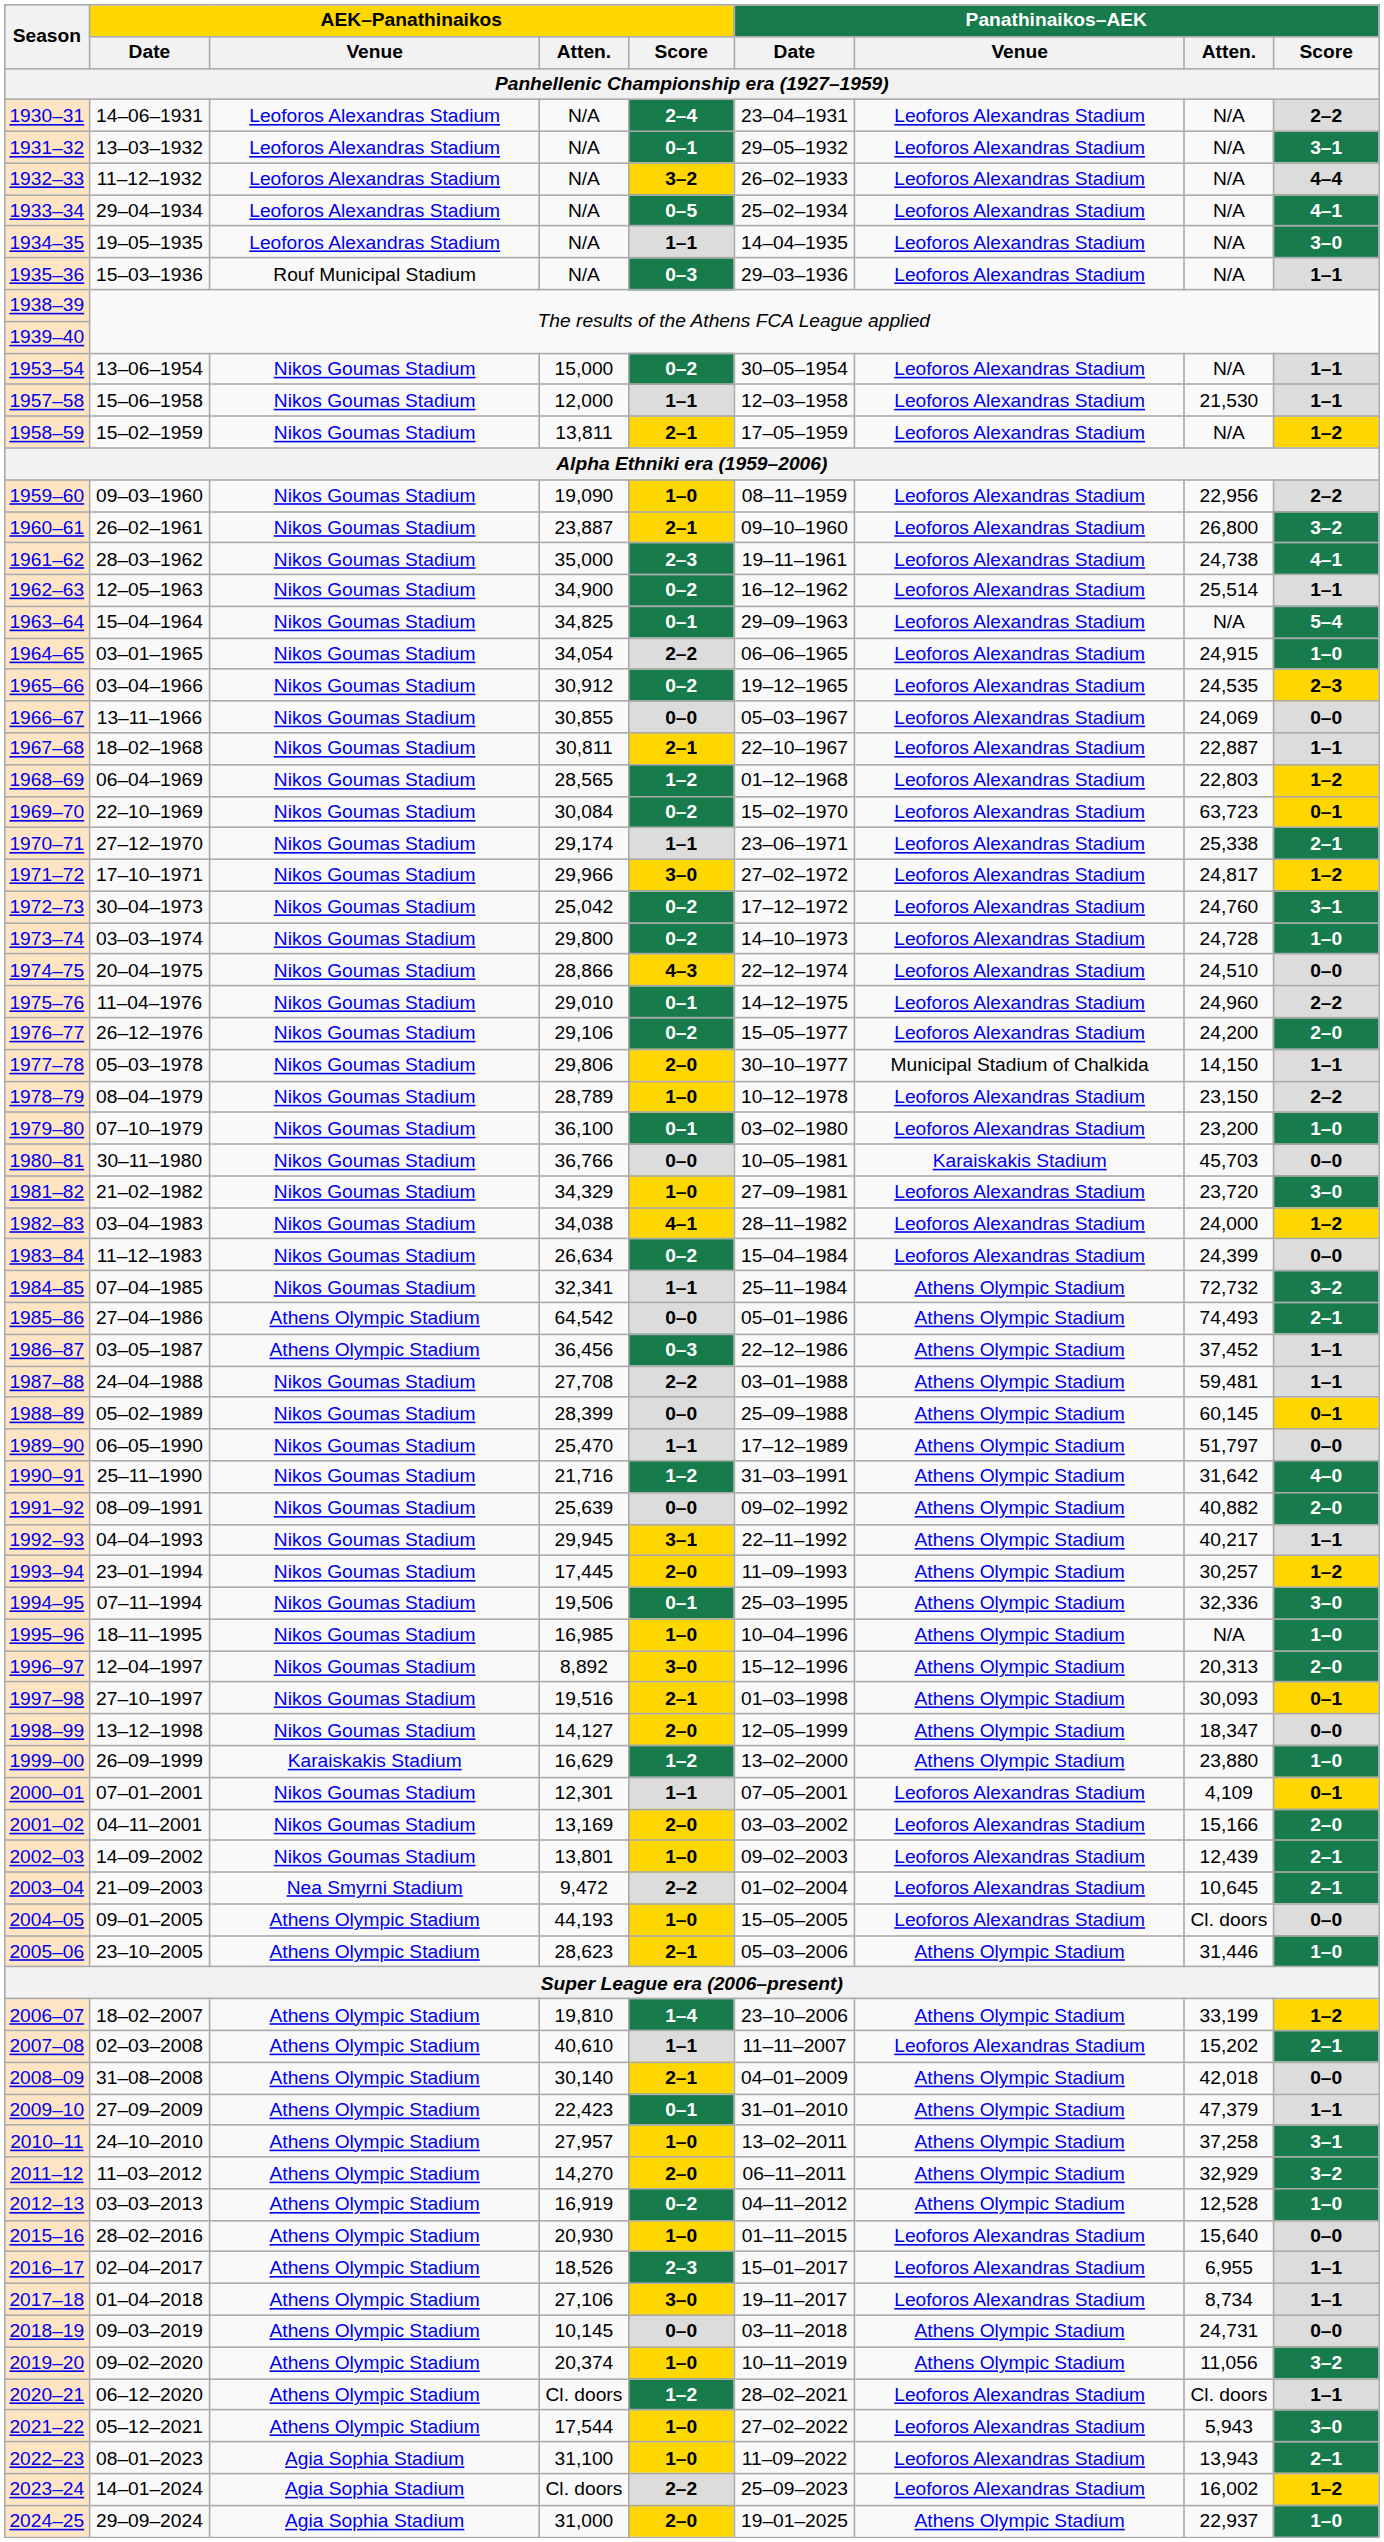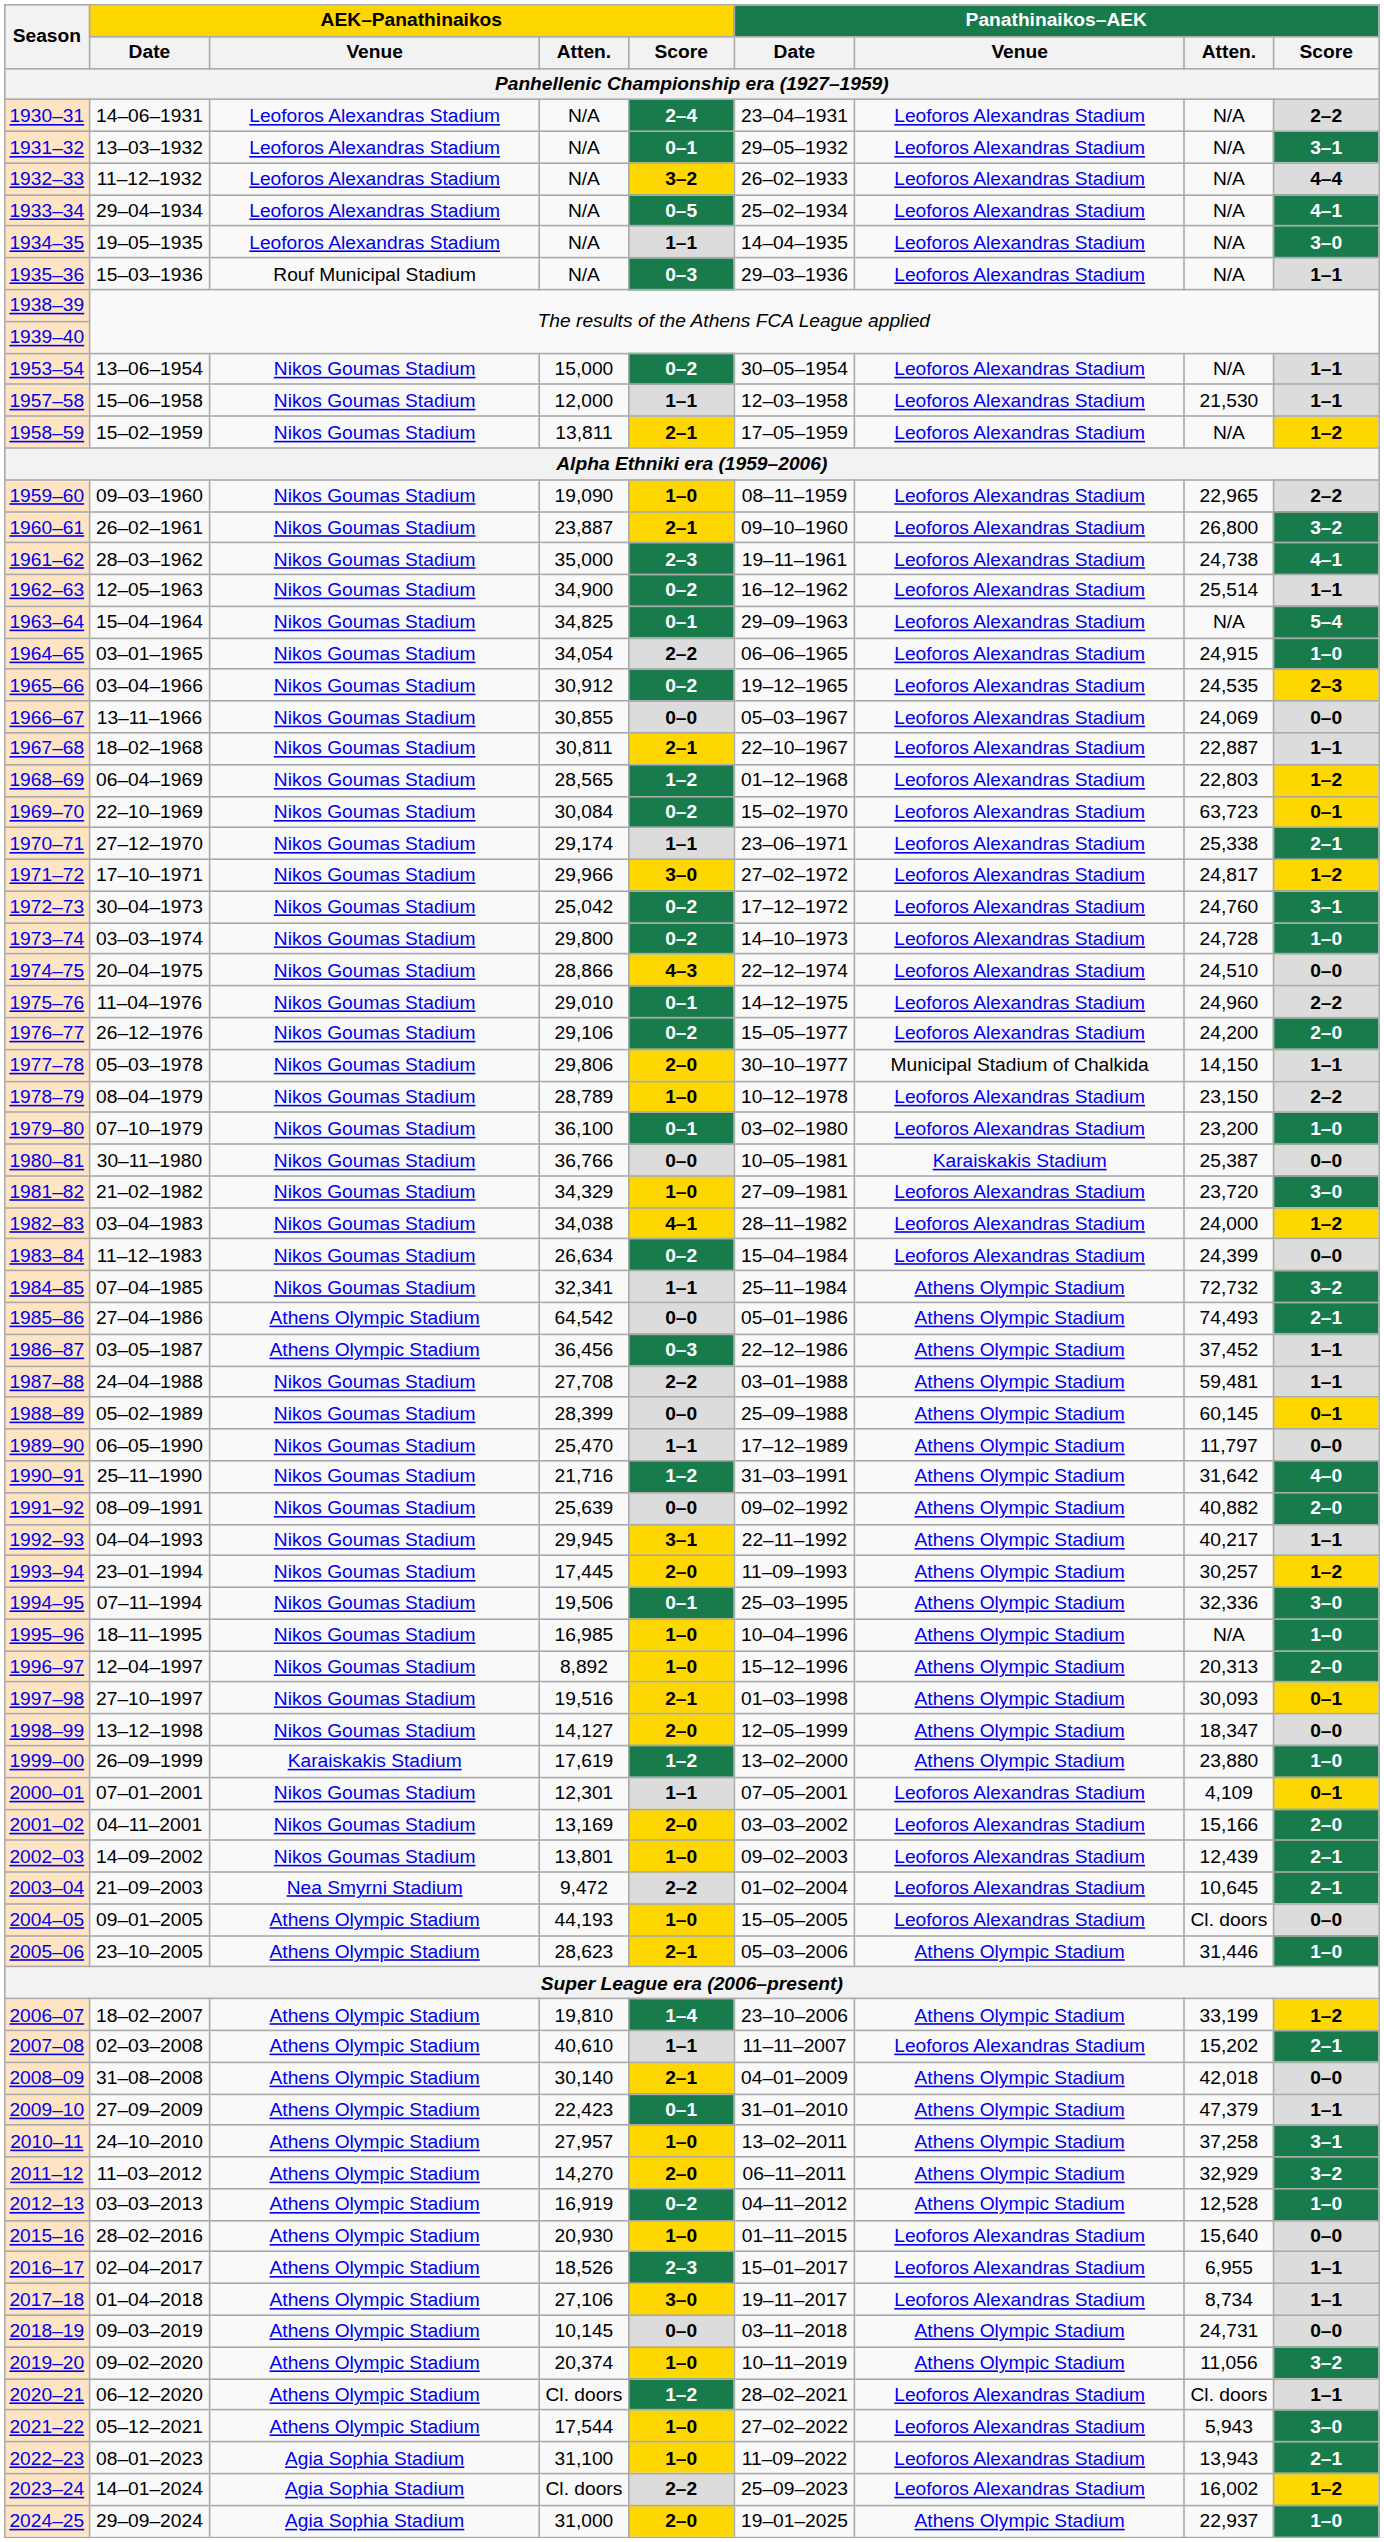(1229, 495) 22,956 -> (1229, 495) 22,965
(1229, 1160) 45,703 -> (1229, 1160) 25,387
(1229, 1445) 51,797 -> (1229, 1445) 11,797
(681, 1666) 3–0 -> (681, 1666) 1–0
(584, 1761) 16,629 -> (584, 1761) 17,619
